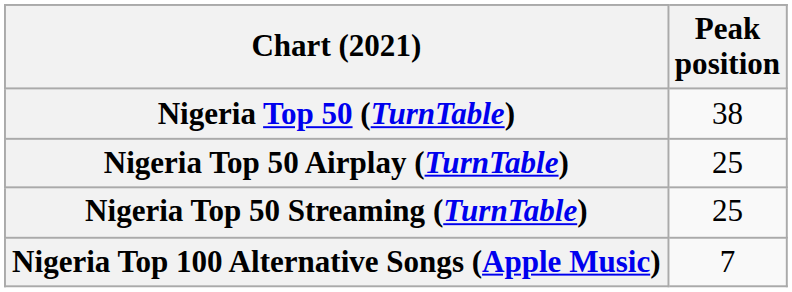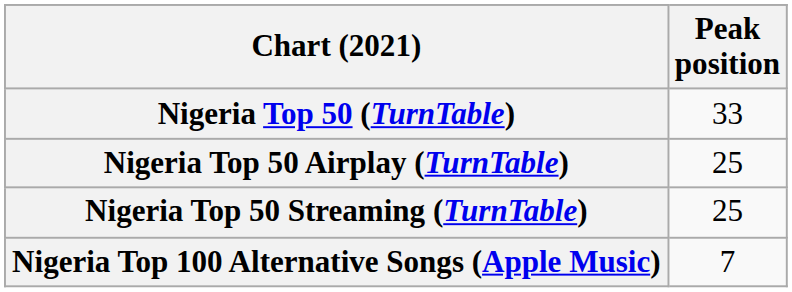(727, 113) 38 -> (727, 113) 33
